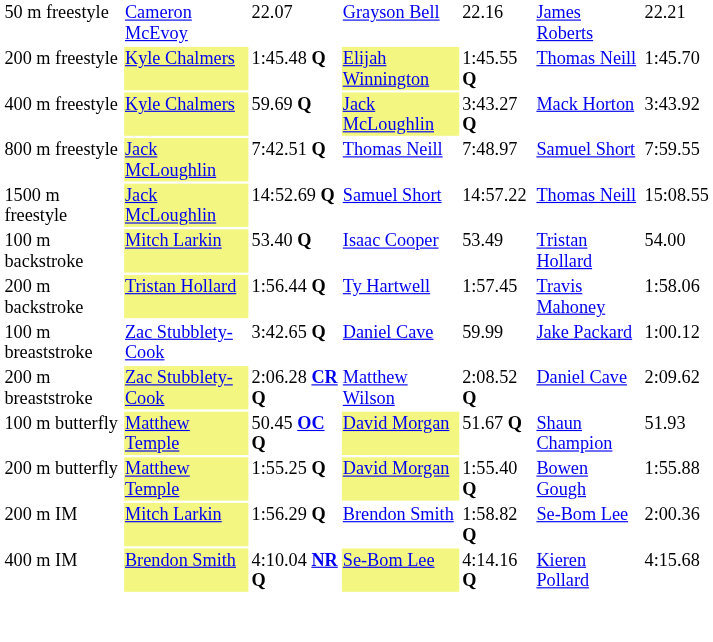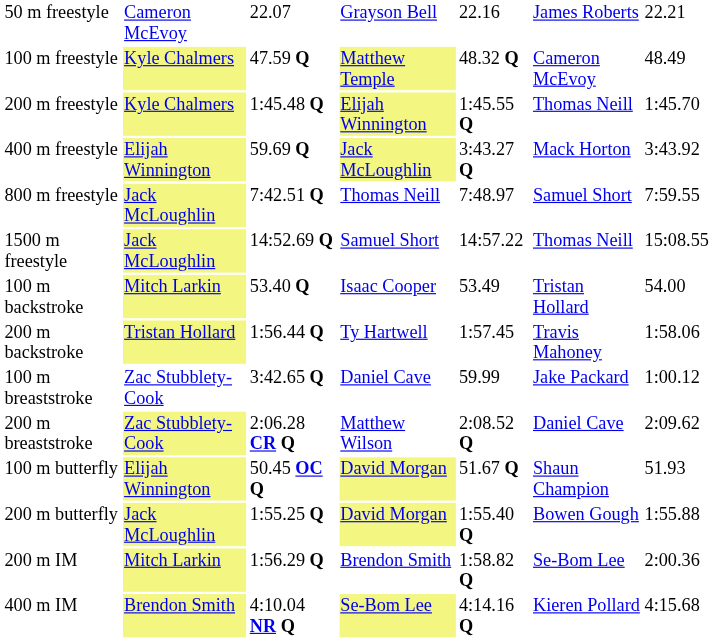+ row: (61, 58)
(180, 103) Kyle Chalmers -> (167, 159) Elijah Winnington
(157, 433) Matthew Temple -> (167, 478) Elijah Winnington
(157, 478) Matthew Temple -> (170, 524) Jack McLoughlin
